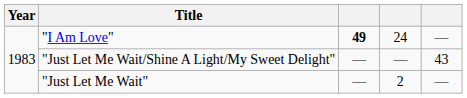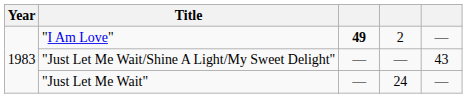(400, 37) 24 -> (400, 37) 2
(400, 81) 2 -> (400, 81) 24
